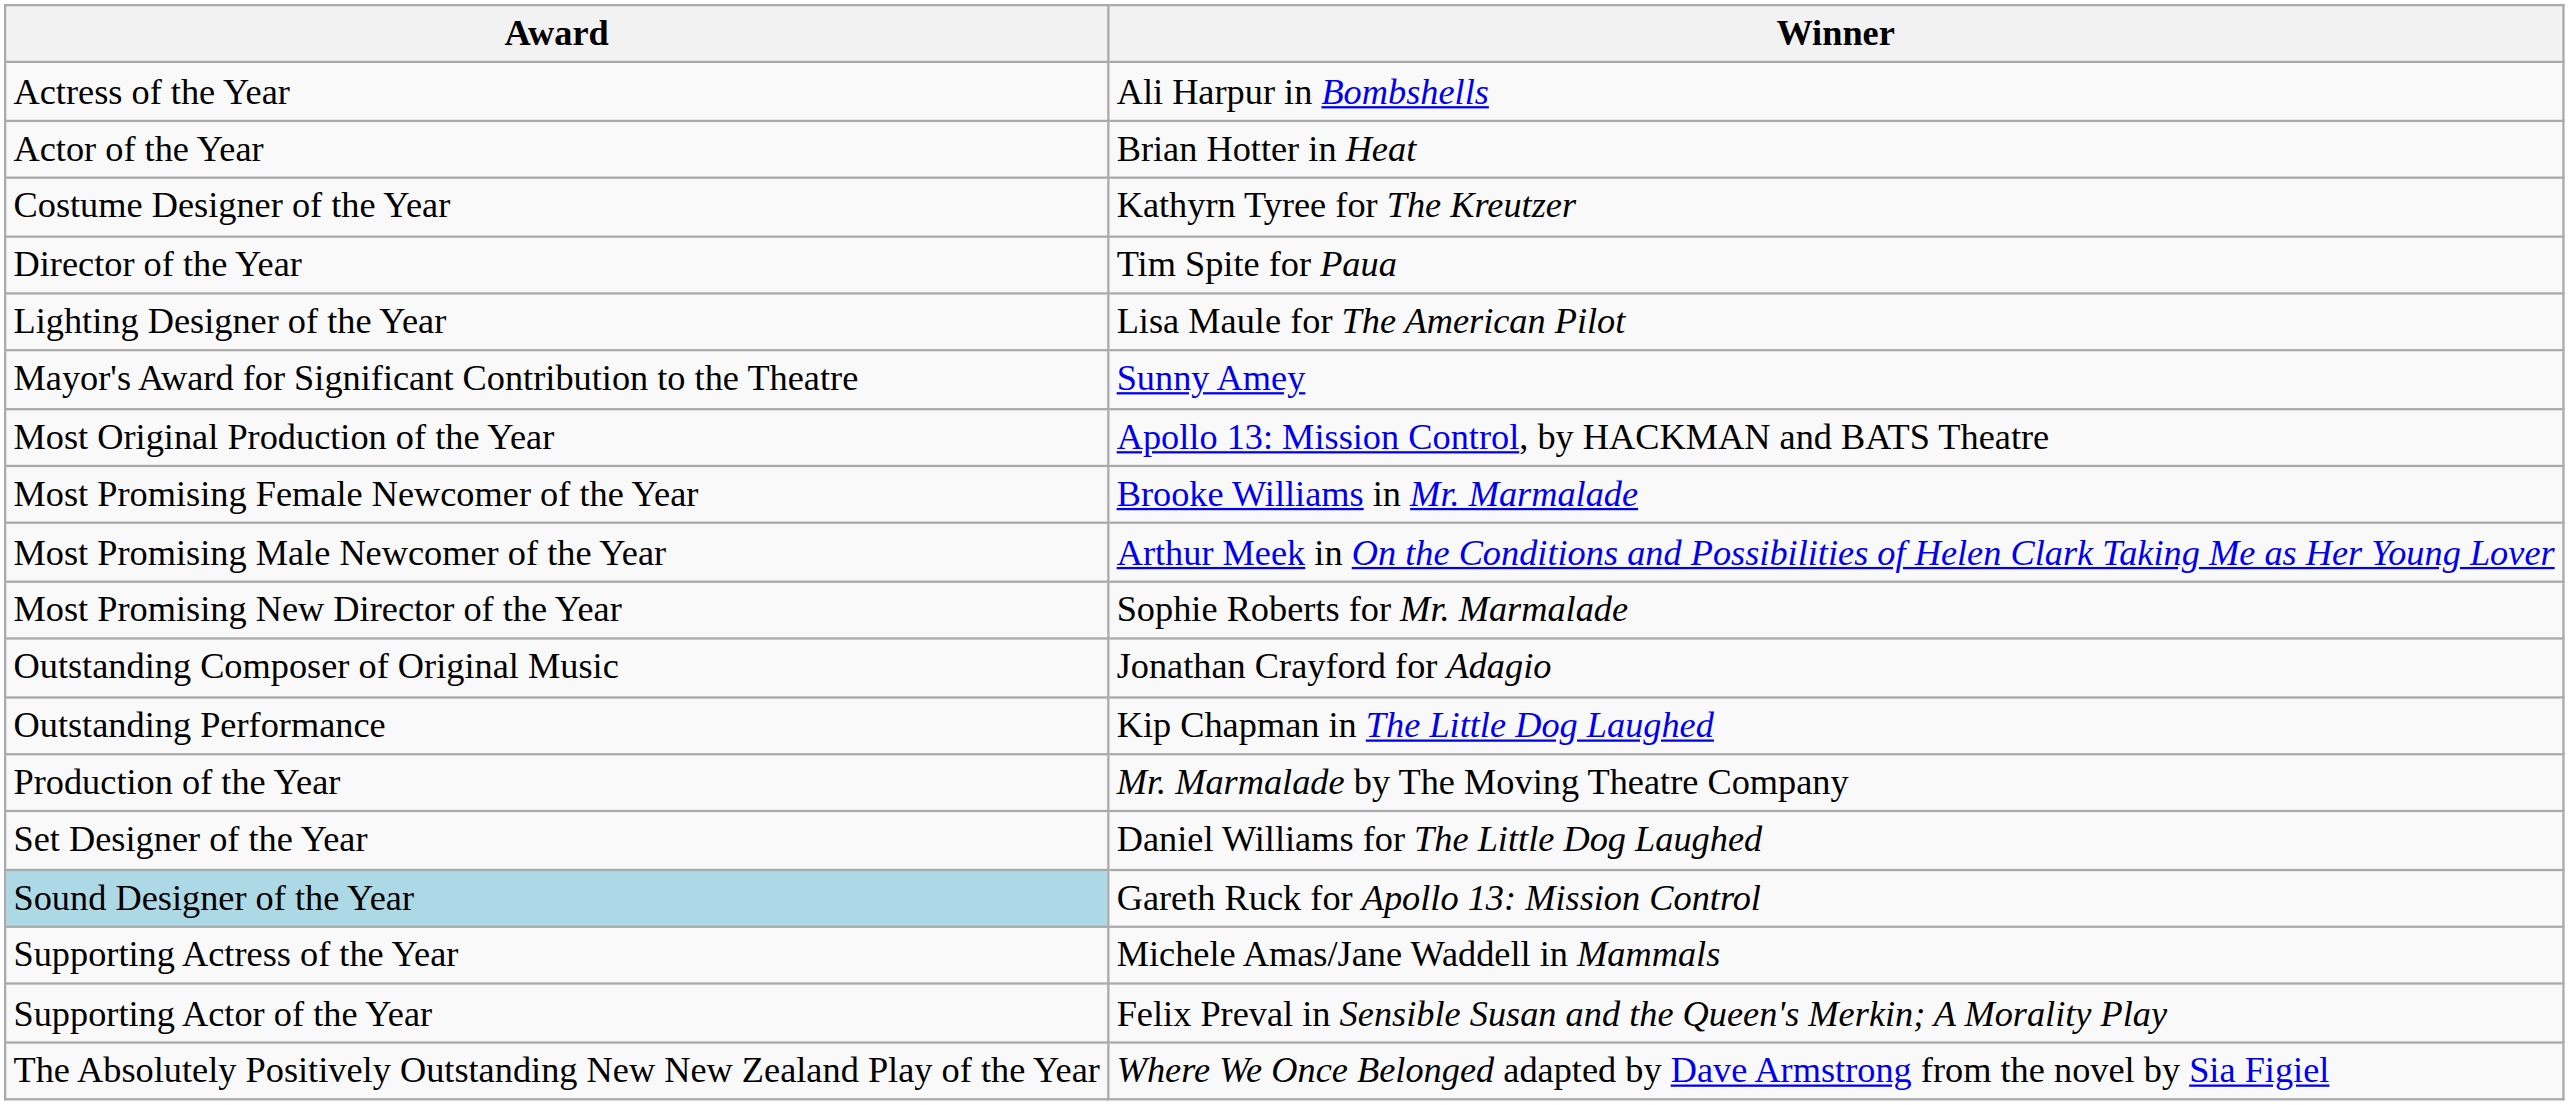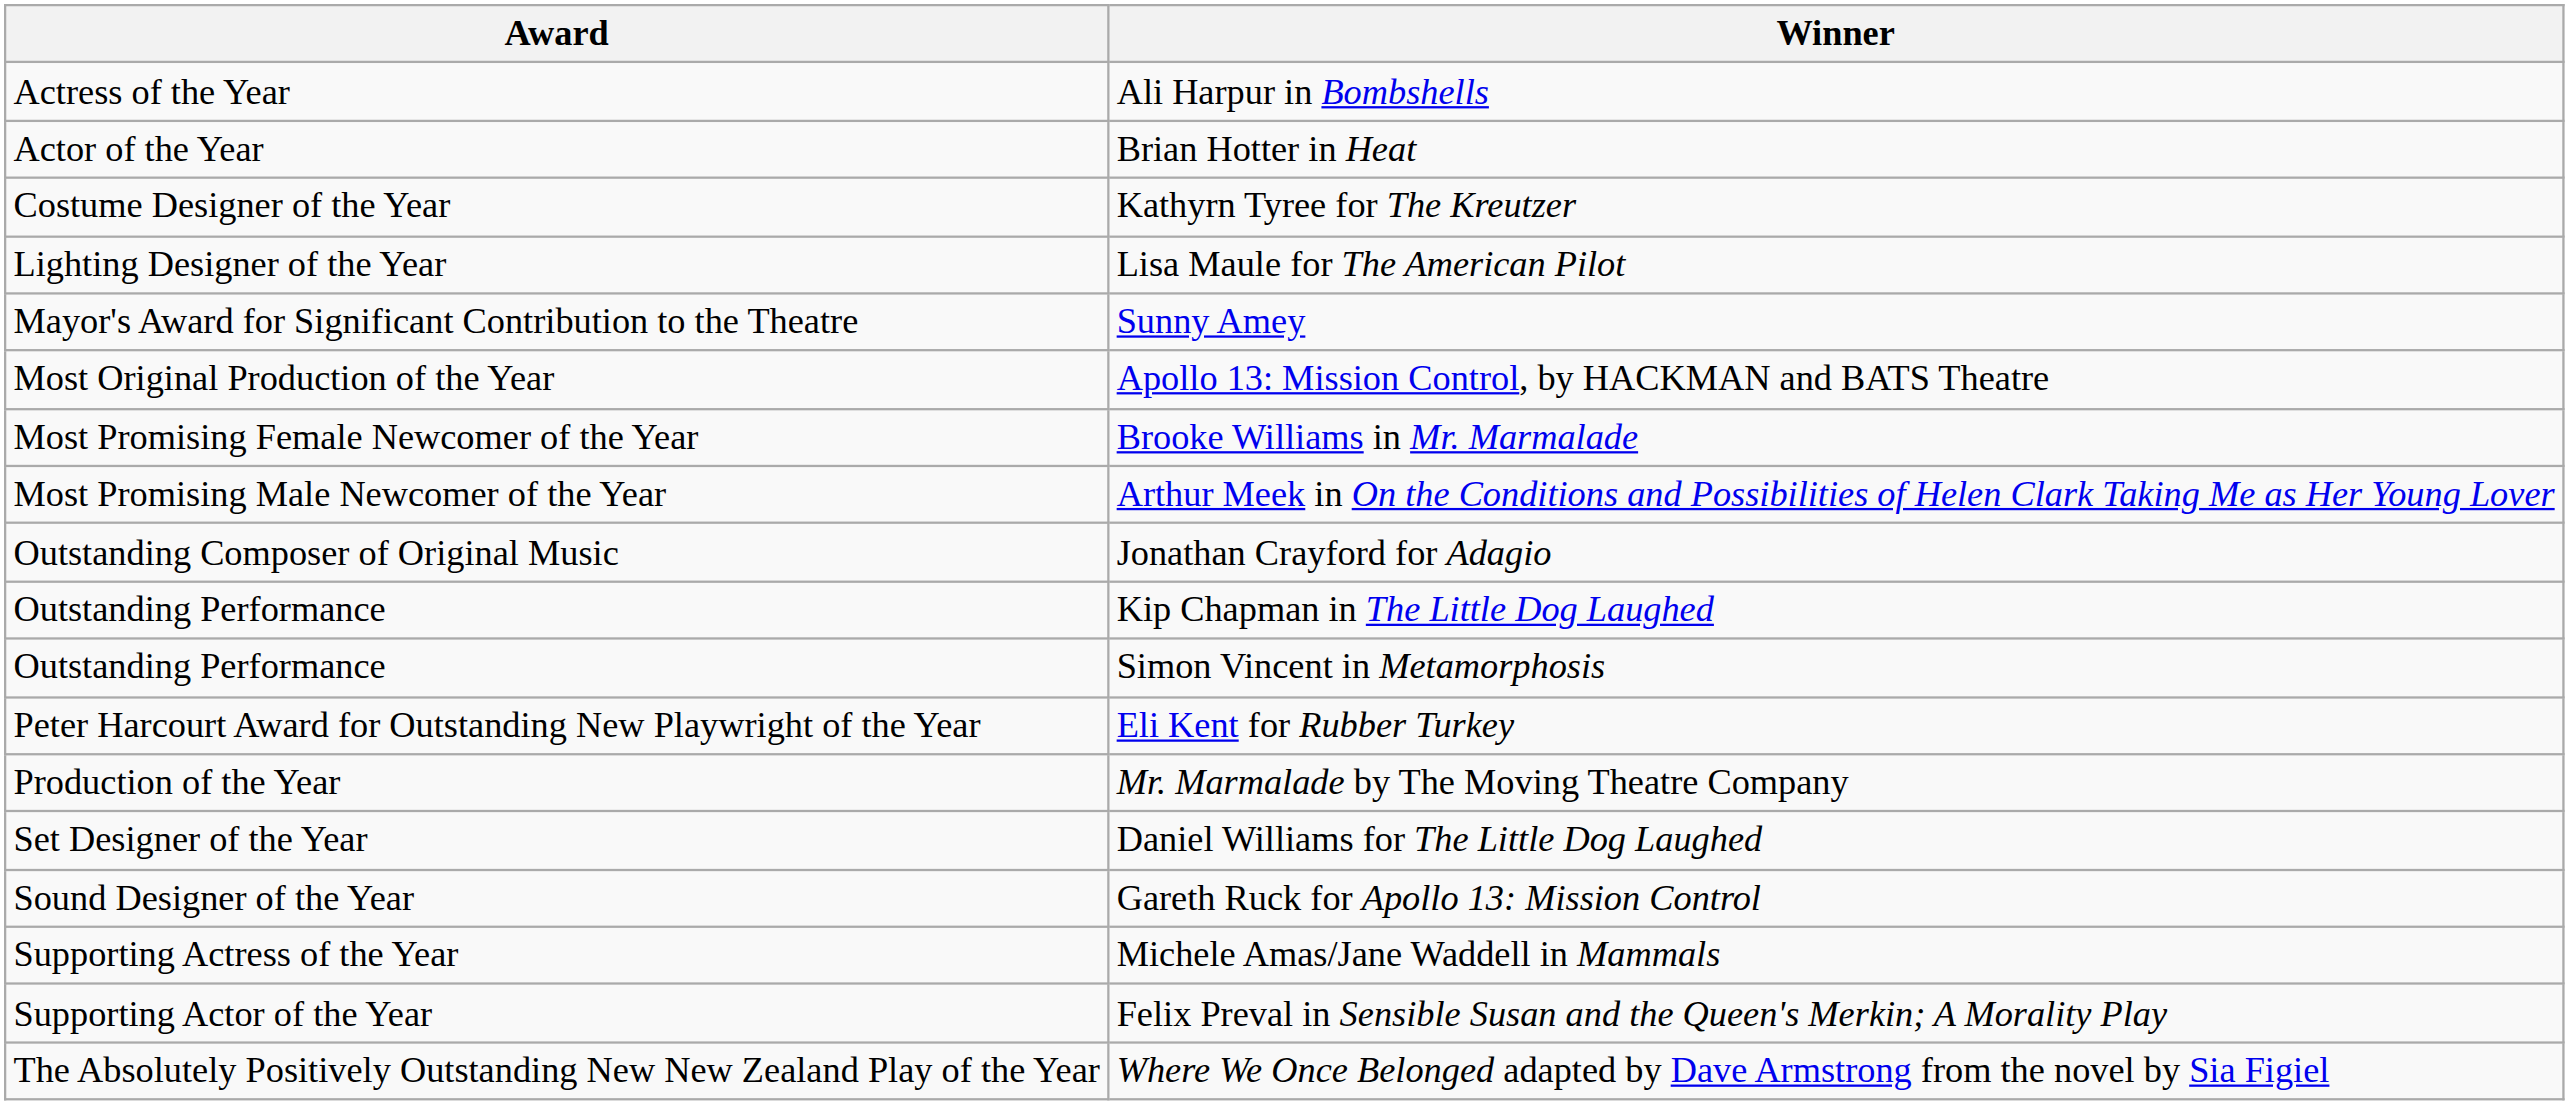- row: (1257, 263)
- row: (1372, 609)
+ row: (1361, 666)
+ row: (1315, 724)
(214, 897) lightblue background -> (214, 897) no background
